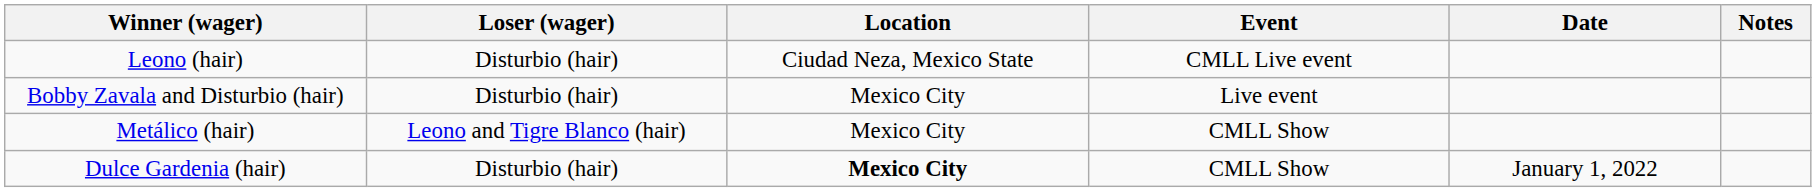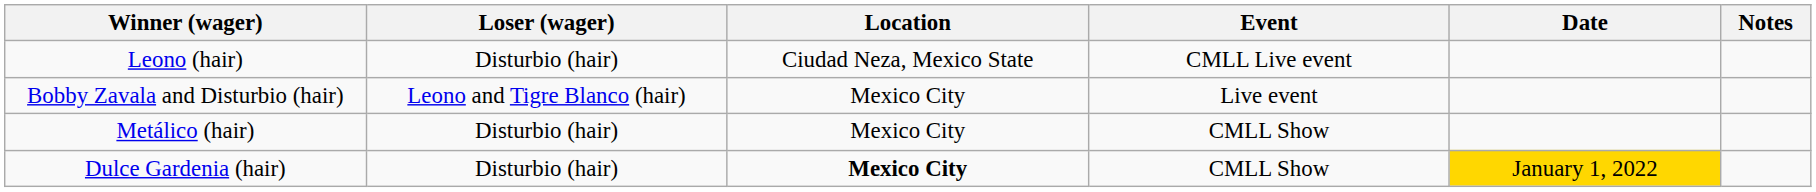(547, 95) Disturbio (hair) -> (547, 95) Leono and Tigre Blanco (hair)
(547, 131) Leono and Tigre Blanco (hair) -> (547, 131) Disturbio (hair)
(1585, 167) no background -> (1585, 167) gold background
